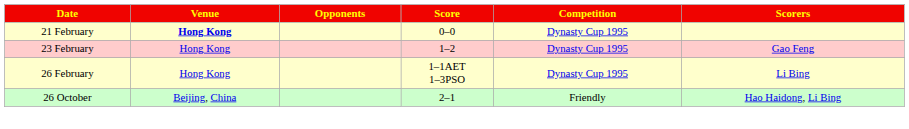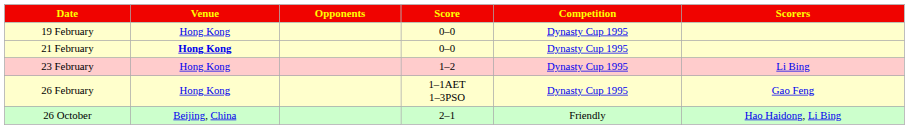+ row: (67, 31)
(793, 49) Gao Feng -> (793, 67) Li Bing
(793, 73) Li Bing -> (793, 91) Gao Feng
